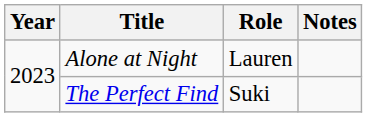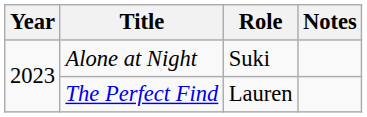(261, 58) Lauren -> (249, 58) Suki
(249, 93) Suki -> (261, 93) Lauren
